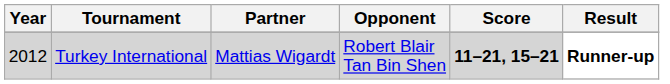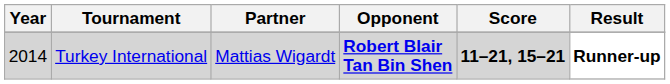(28, 56) 2012 -> (28, 56) 2014
(395, 56) normal -> (398, 56) bold
